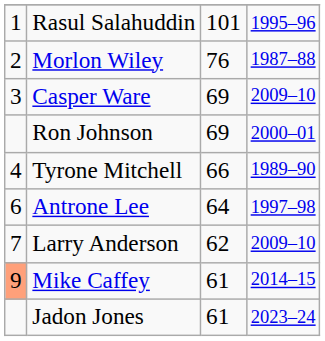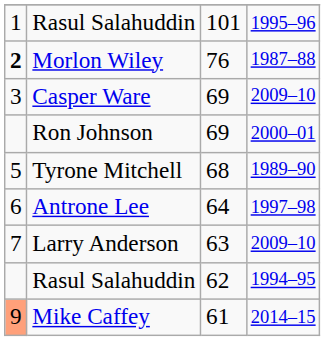(16, 59) normal -> (16, 59) bold
(16, 170) 4 -> (16, 170) 5
(218, 170) 66 -> (218, 170) 68
(218, 243) 62 -> (218, 243) 63
+ row: (114, 280)
- row: (88, 317)
